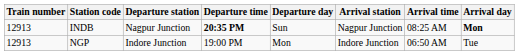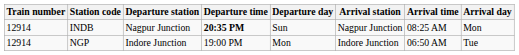(19, 27) 12913 -> (19, 27) 12914
(473, 27) bold -> (472, 27) normal
(19, 43) 12913 -> (19, 43) 12914
